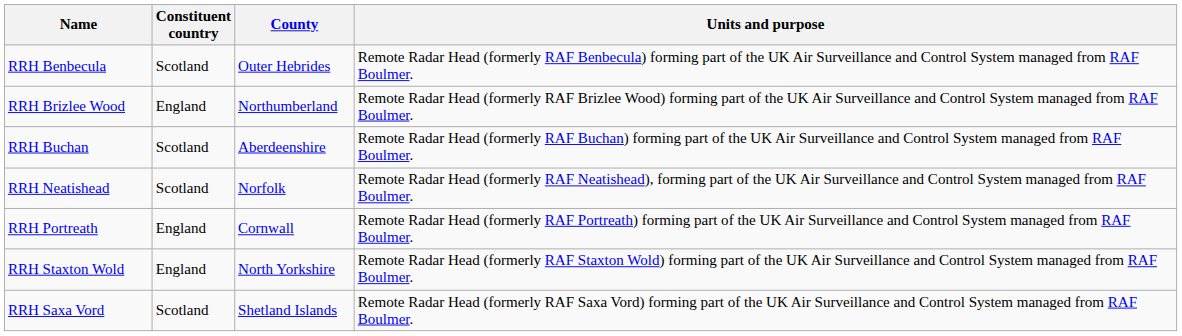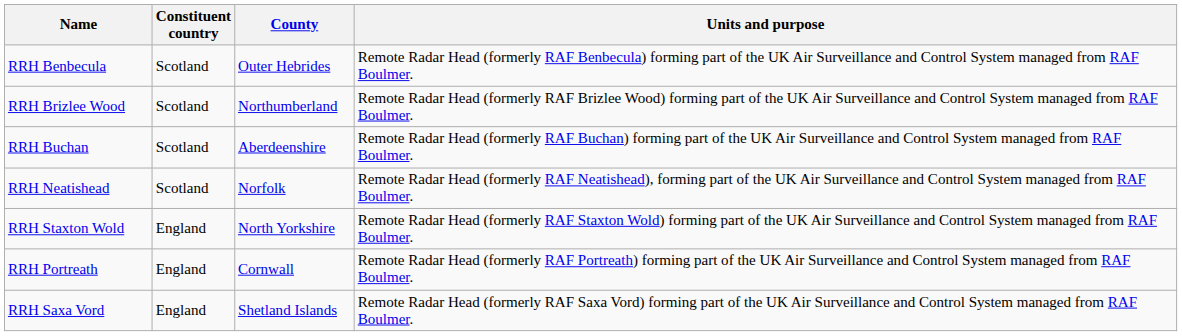(181, 106) England -> (182, 106) Scotland
rows swapped: (53, 228) <-> (66, 269)
(182, 310) Scotland -> (181, 310) England
